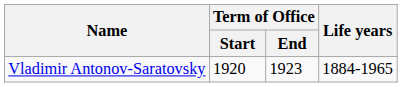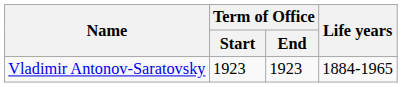(229, 69) 1920 -> (229, 69) 1923
